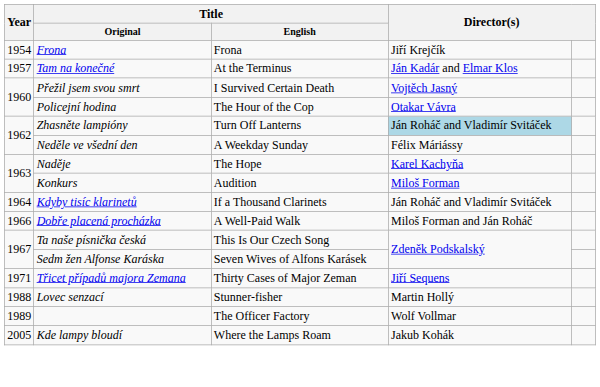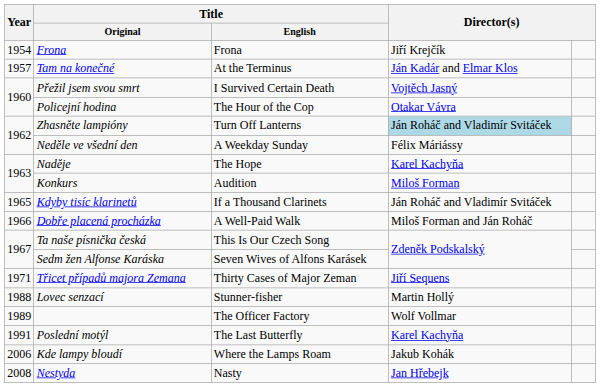(19, 202) 1964 -> (19, 202) 1965
+ row: (73, 335)
(19, 335) 2005 -> (19, 354) 2006
+ row: (56, 373)
